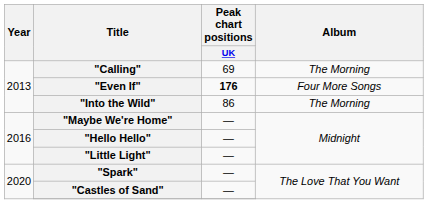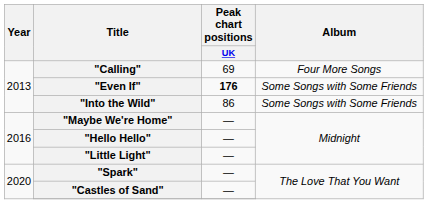(339, 69) The Morning -> (339, 69) Four More Songs
(339, 86) Four More Songs -> (339, 86) Some Songs with Some Friends
(339, 103) The Morning -> (339, 103) Some Songs with Some Friends
